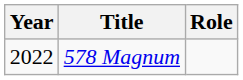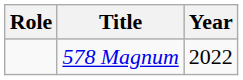columns swapped: (32, 21) <-> (211, 21)
